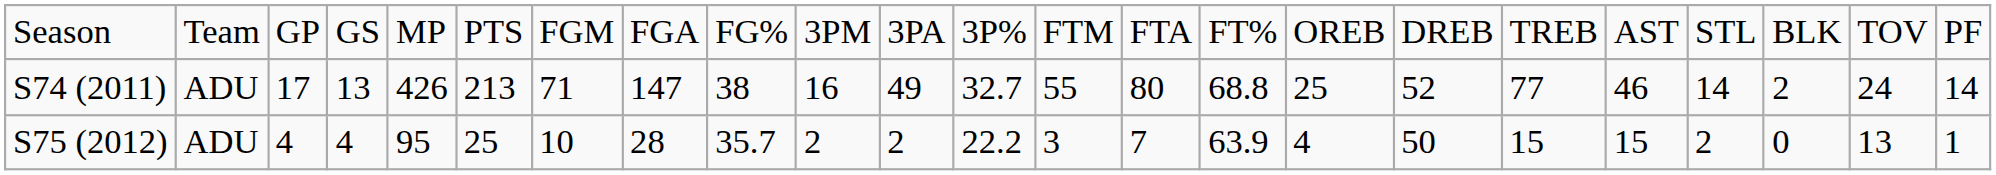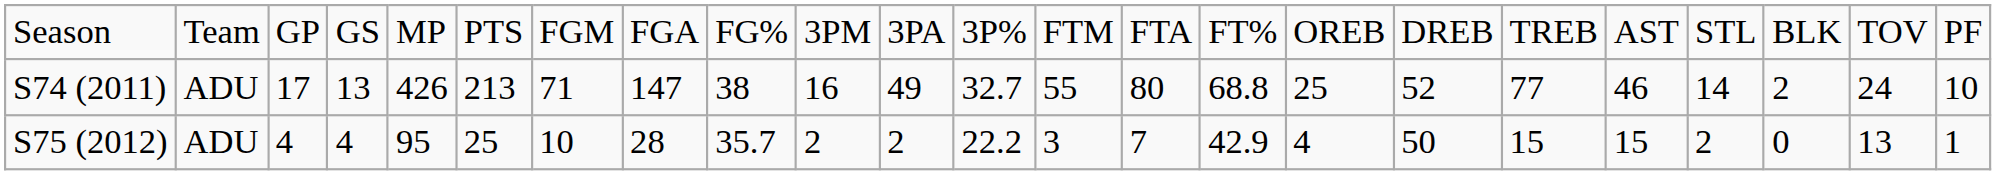(1961, 86) 14 -> (1961, 86) 10
(1238, 141) 63.9 -> (1238, 141) 42.9
